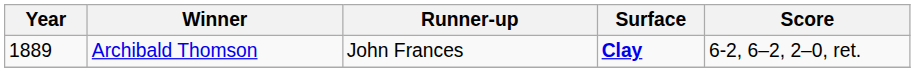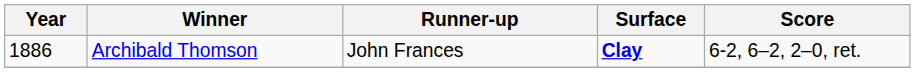(31, 50) 1889 -> (31, 50) 1886
